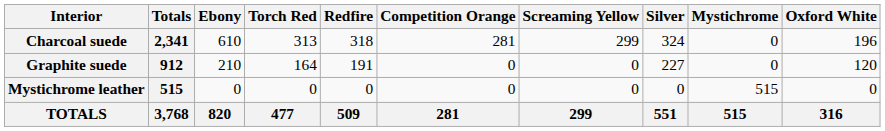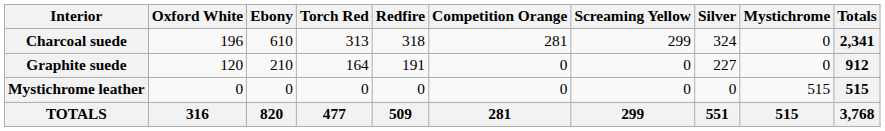columns swapped: (831, 16) <-> (172, 16)
